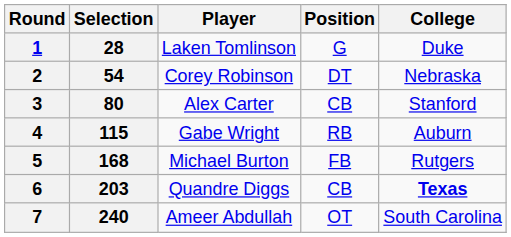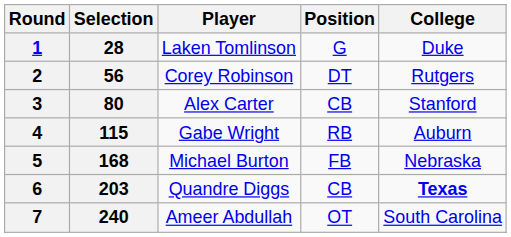(114, 76) 54 -> (114, 76) 56
(443, 76) Nebraska -> (443, 76) Rutgers
(443, 161) Rutgers -> (443, 161) Nebraska
